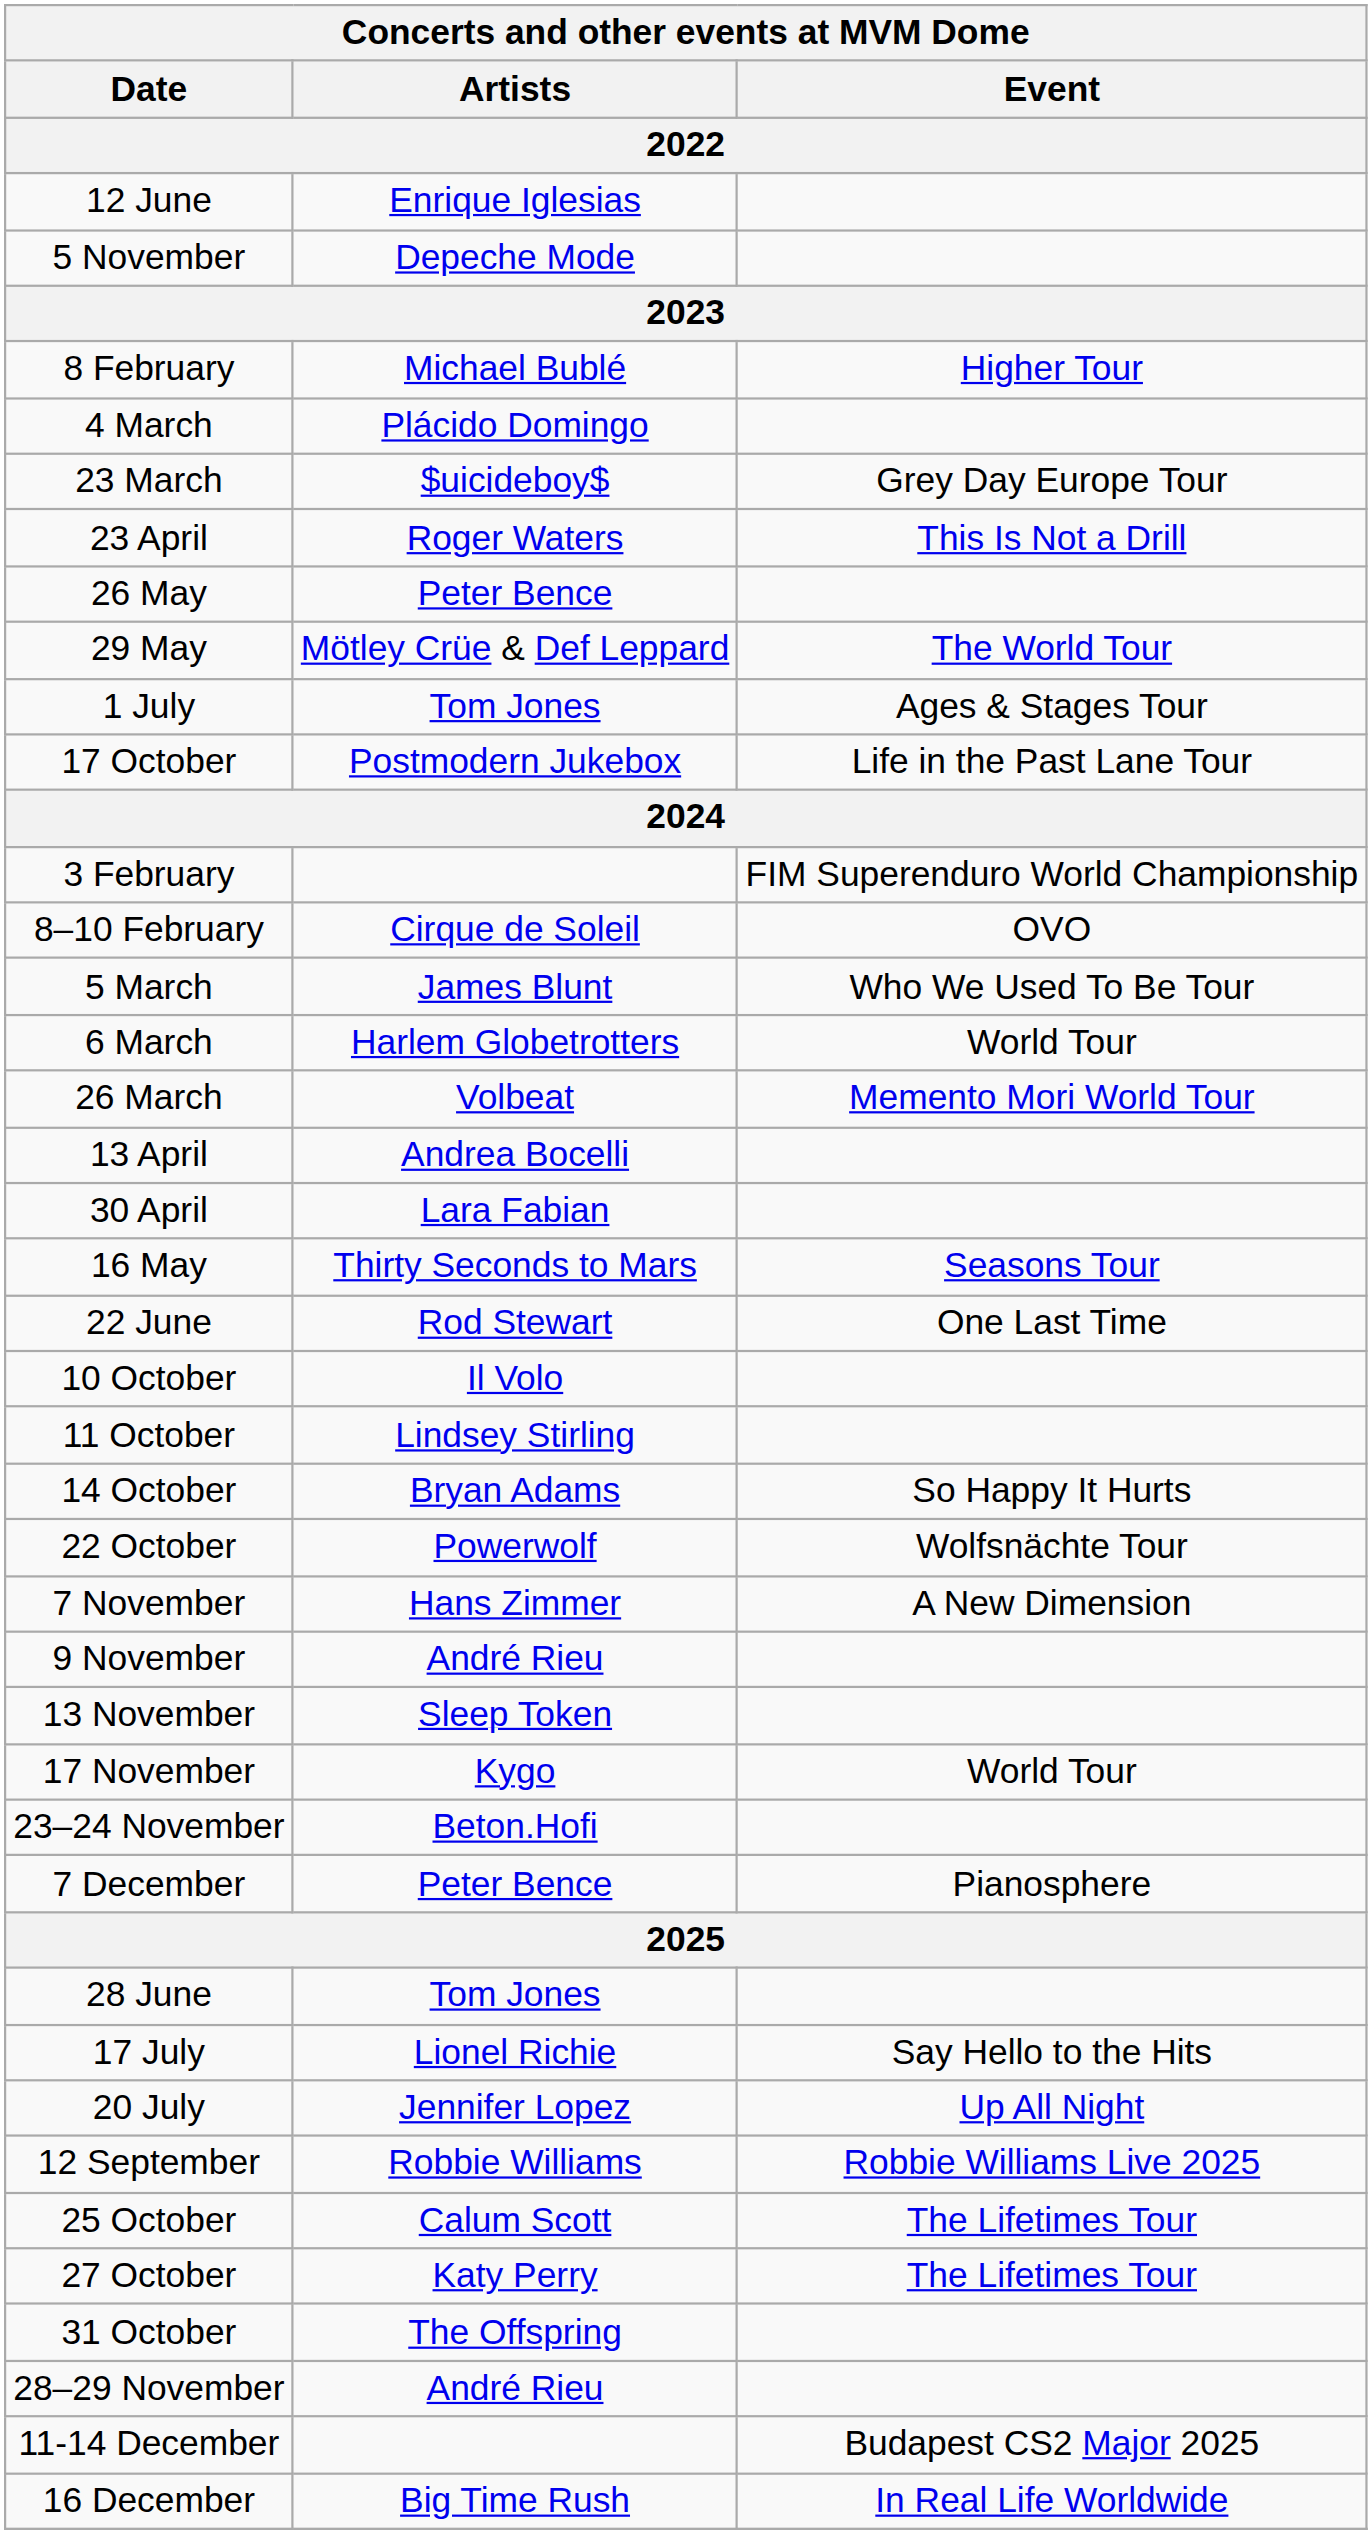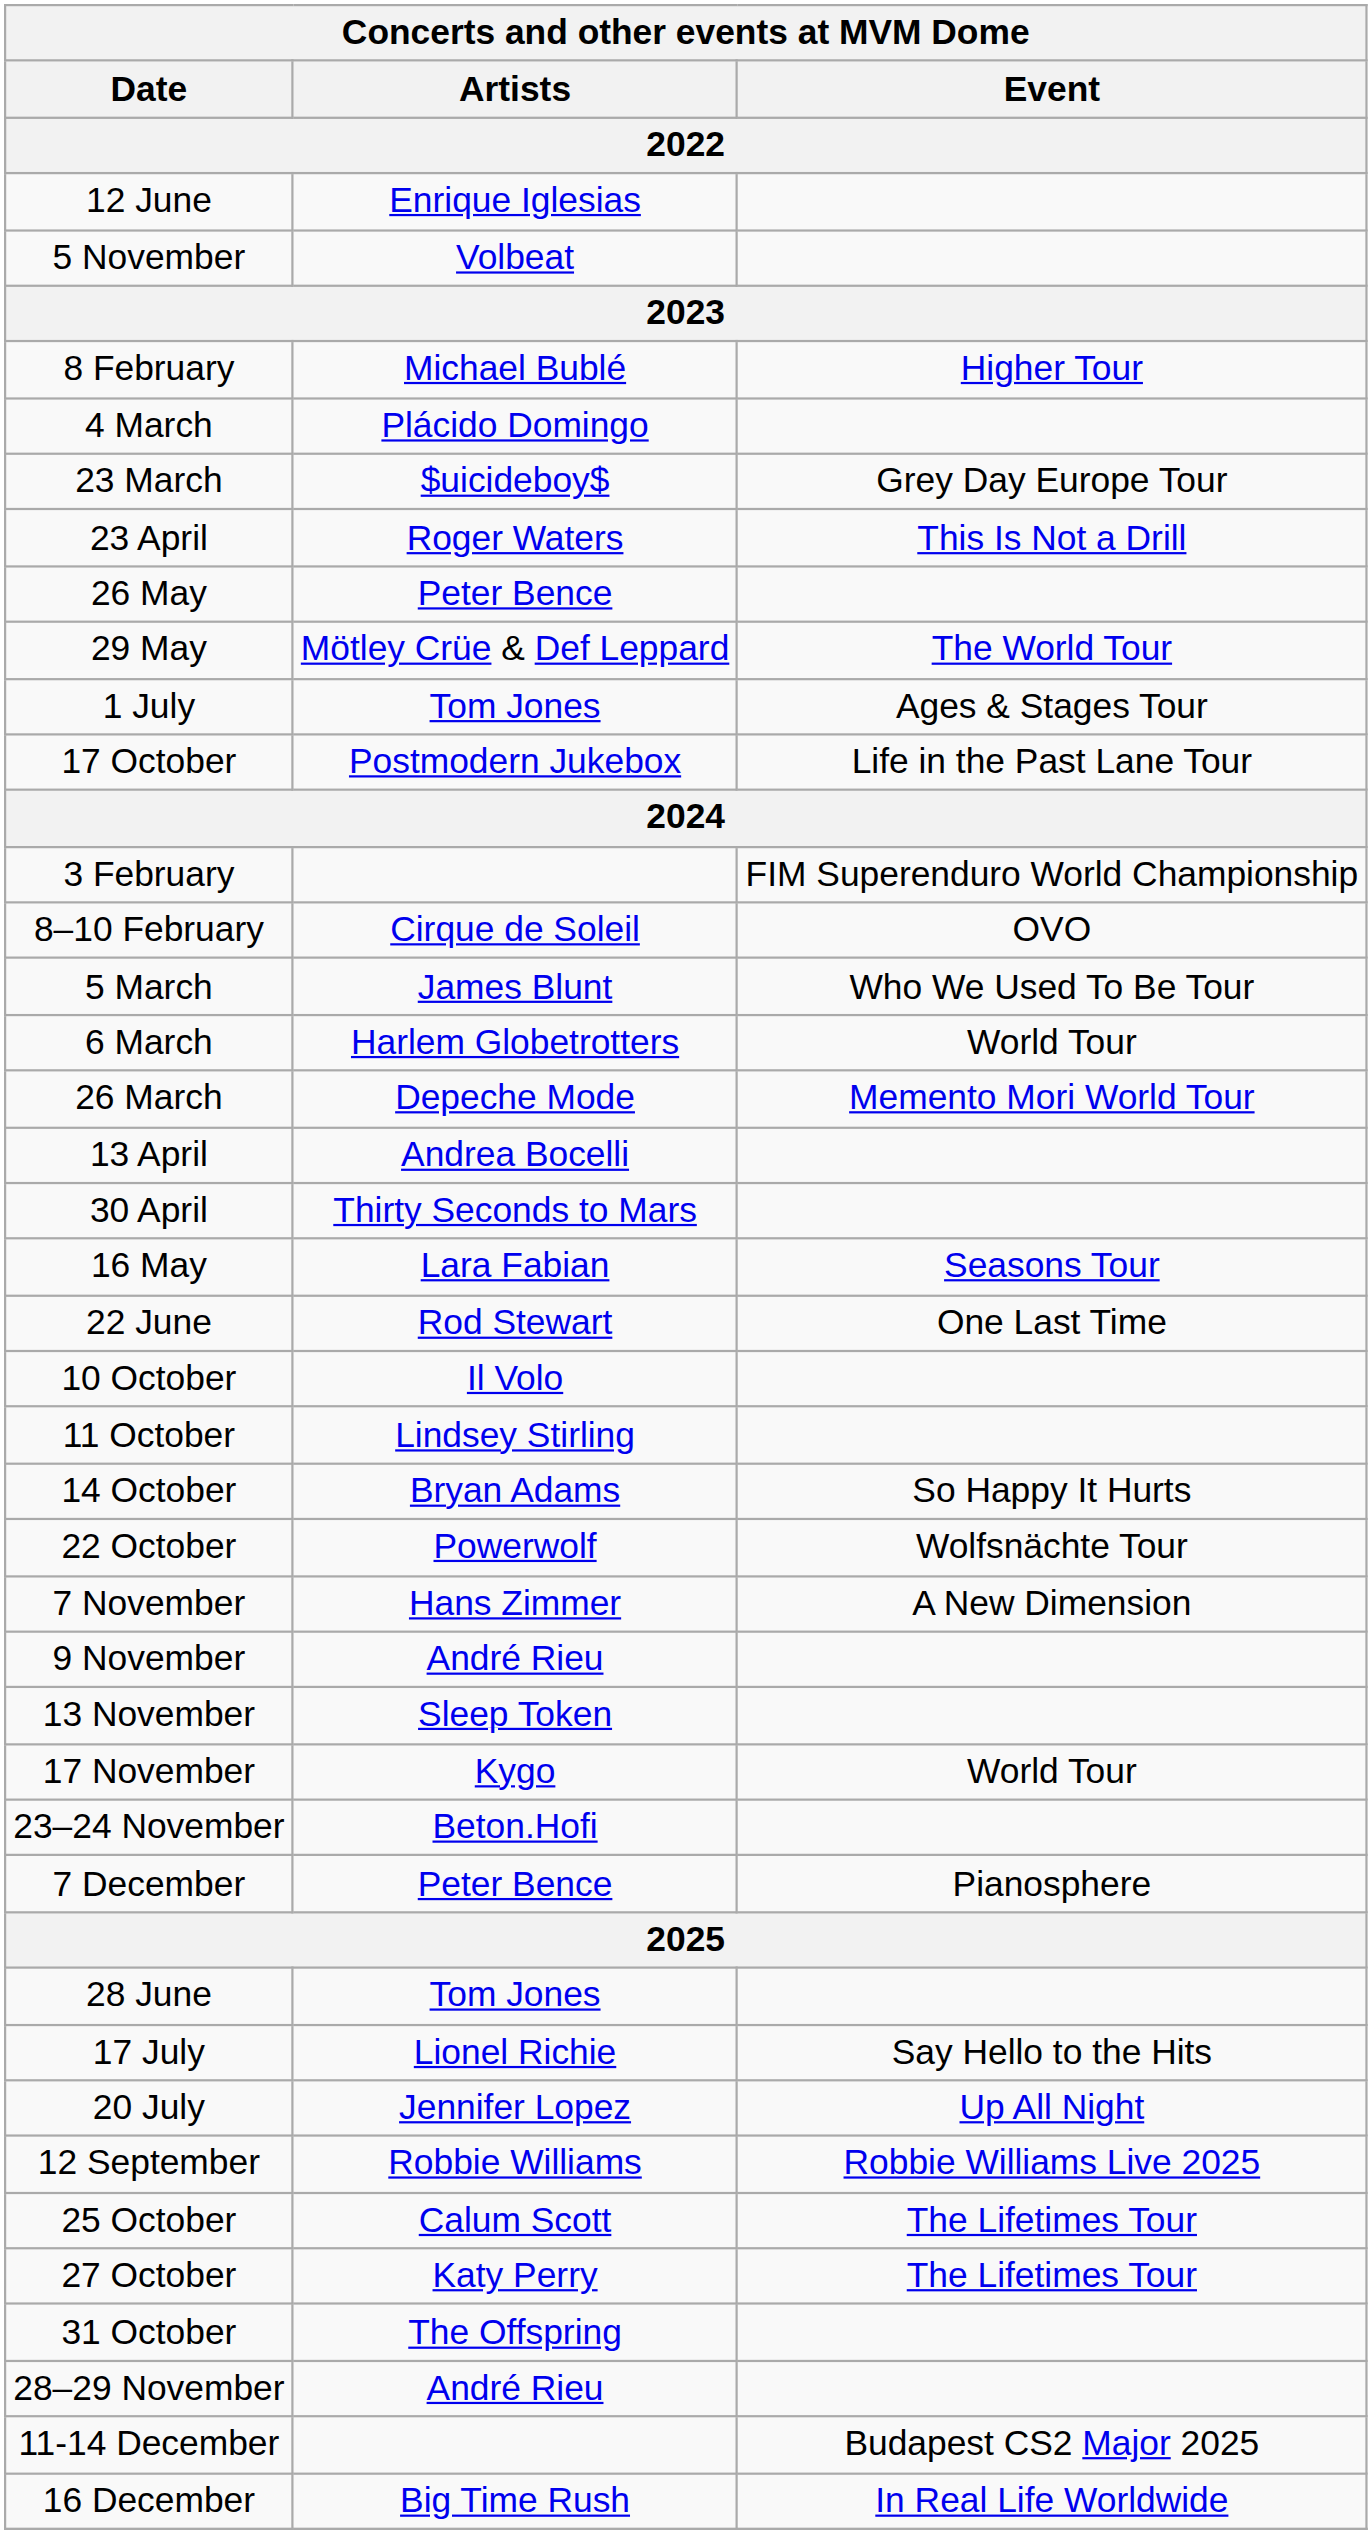(515, 256) Depeche Mode -> (515, 256) Volbeat
(515, 1098) Volbeat -> (515, 1098) Depeche Mode
(515, 1210) Lara Fabian -> (515, 1210) Thirty Seconds to Mars
(515, 1266) Thirty Seconds to Mars -> (515, 1266) Lara Fabian
